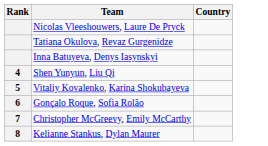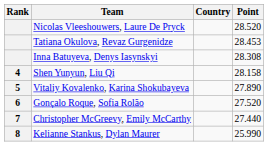+ column: (248, 12)
